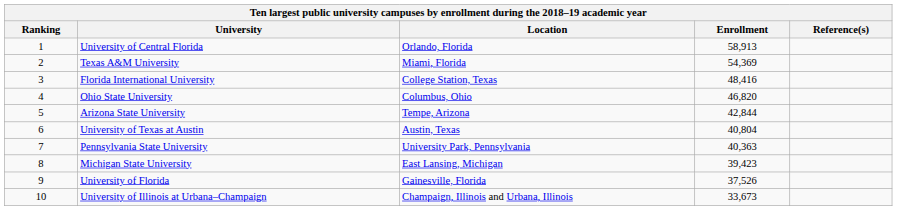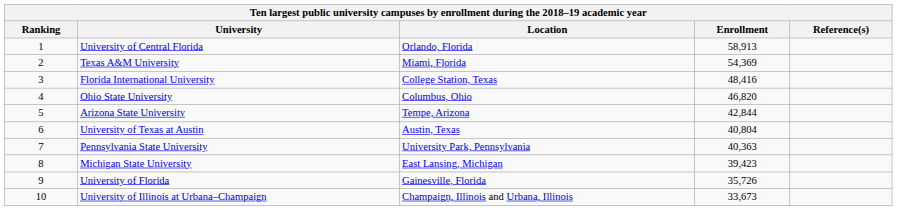(742, 180) 37,526 -> (742, 180) 35,726
